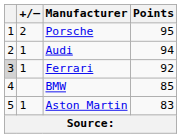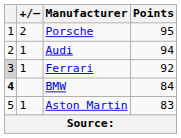(11, 87) normal -> (11, 87) bold
(167, 87) 85 -> (167, 87) 84
